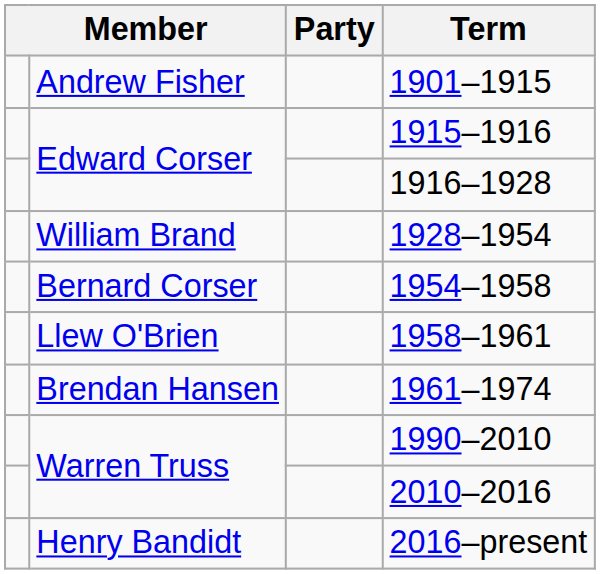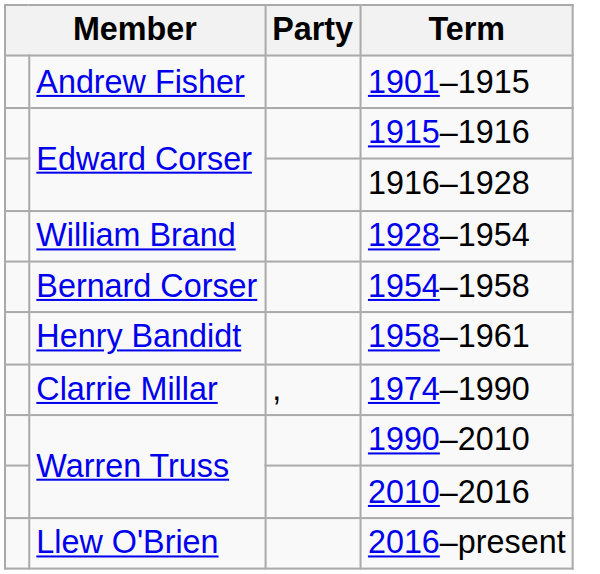(127, 337) Llew O'Brien -> (139, 337) Henry Bandidt
- row: (470, 388)
+ row: (449, 388)
(139, 542) Henry Bandidt -> (127, 542) Llew O'Brien
